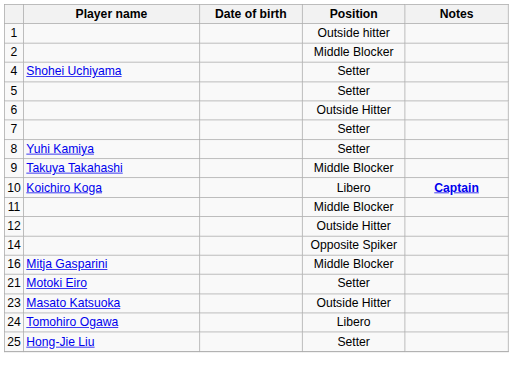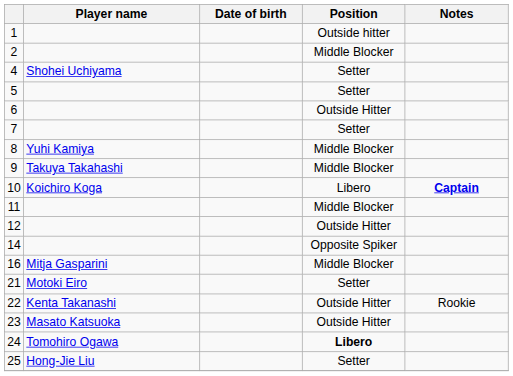(354, 149) Setter -> (354, 149) Middle Blocker
+ row: (14, 303)
(354, 322) normal -> (354, 341) bold
